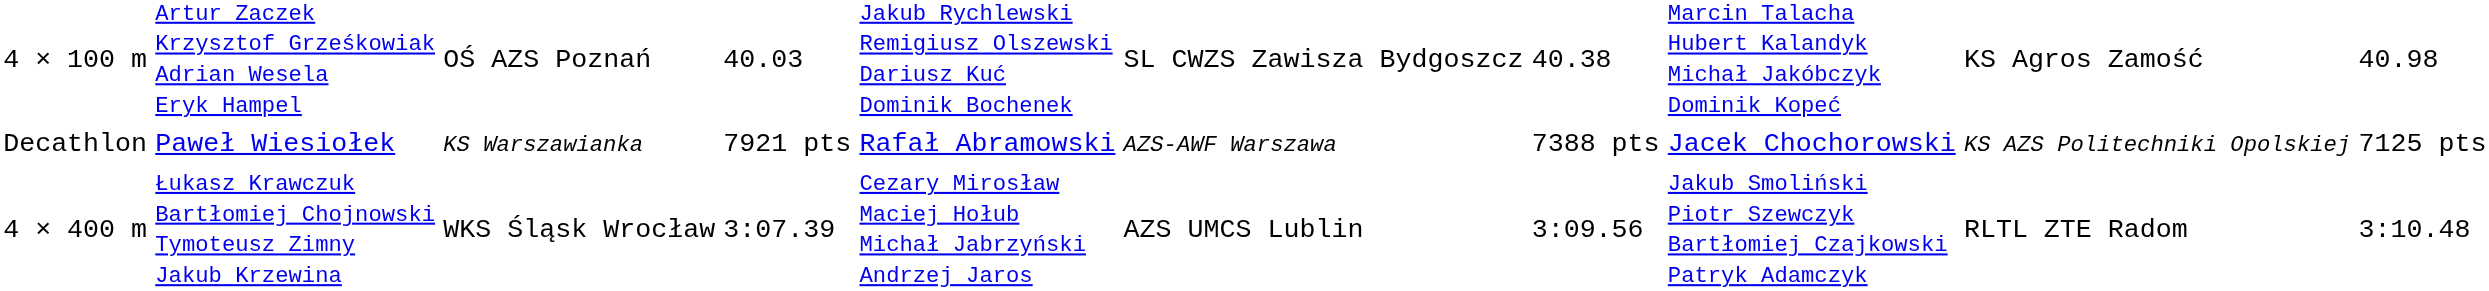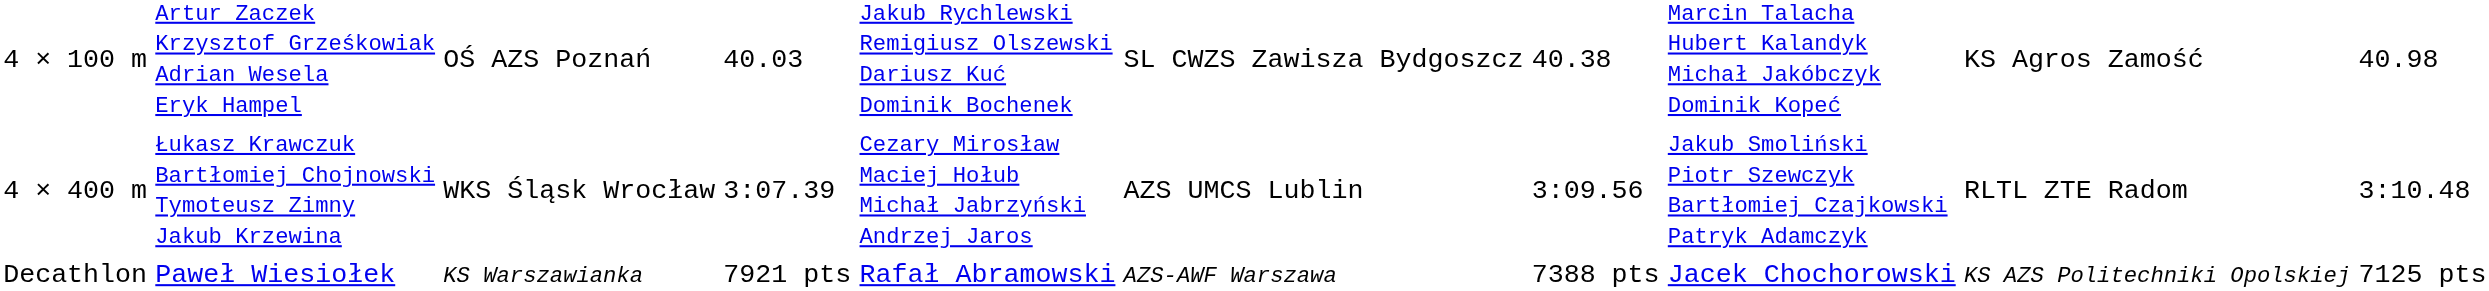rows swapped: (75, 229) <-> (75, 144)
